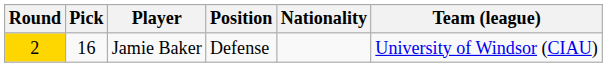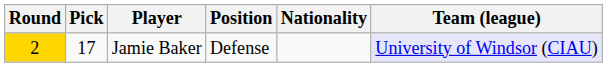(86, 47) 16 -> (86, 47) 17
(487, 47) no background -> (487, 47) lavender background
